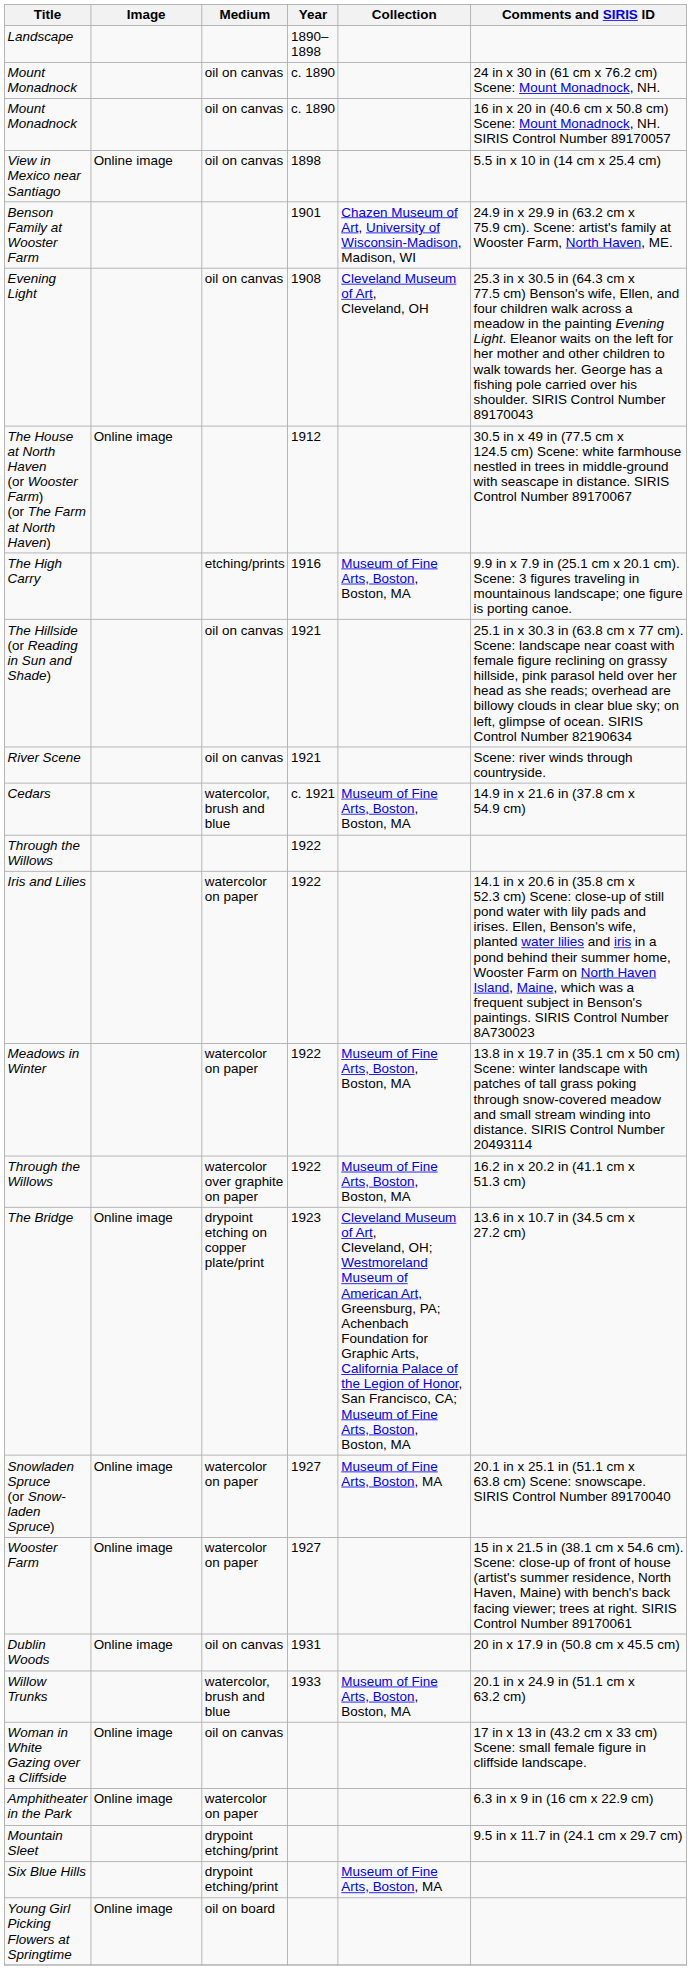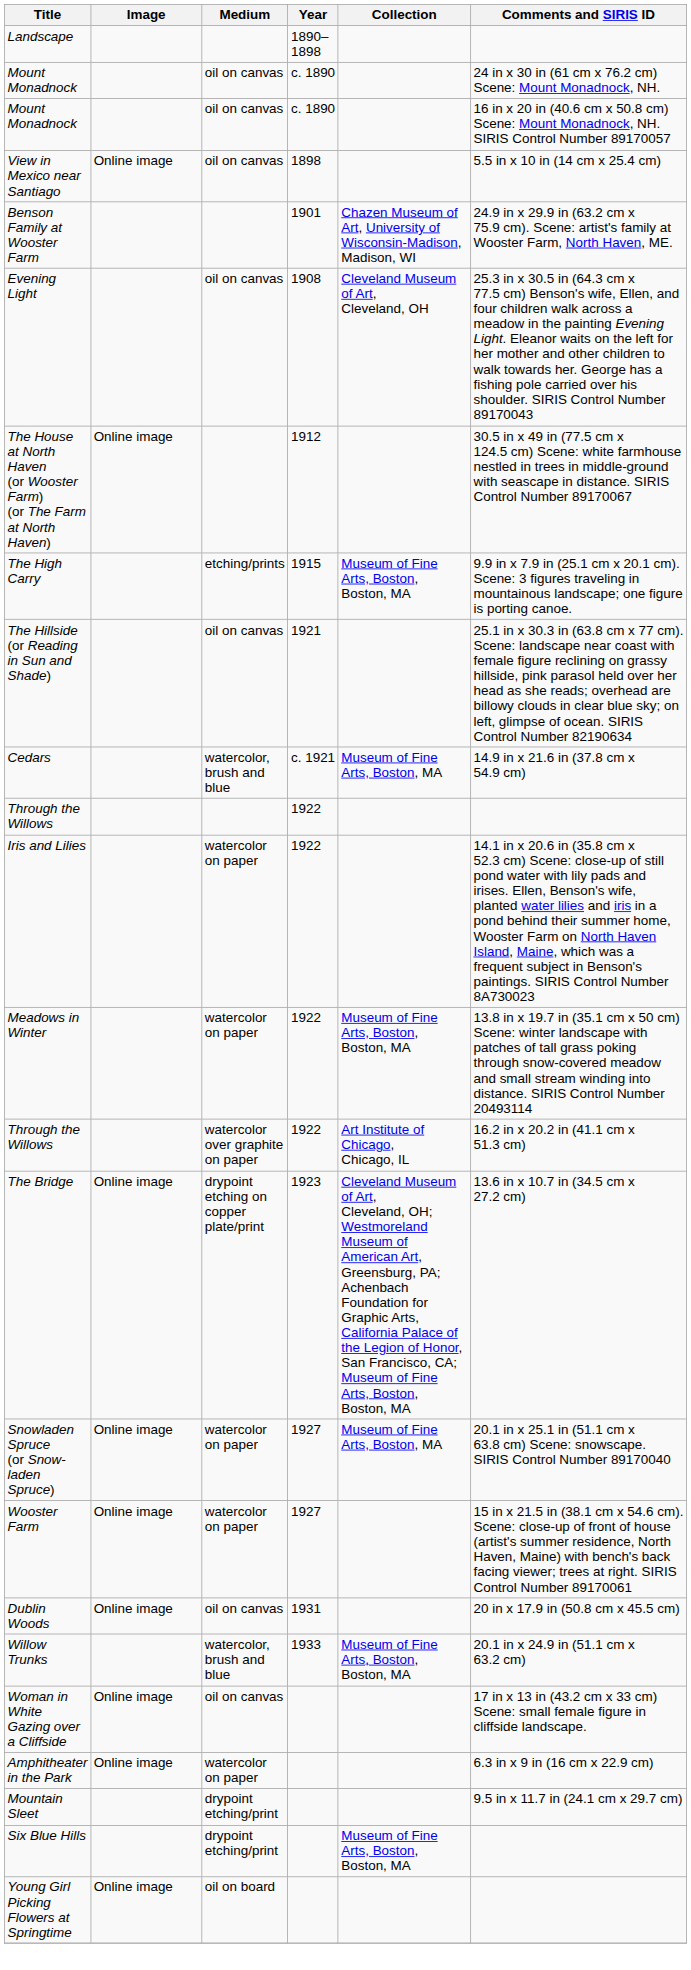(306, 563) 1916 -> (306, 563) 1915
- row: (44, 757)
(389, 809) Museum of Fine Arts, Boston, Boston, MA -> (392, 765) Museum of Fine Arts, Boston, MA
(389, 1181) Museum of Fine Arts, Boston, Boston, MA -> (383, 1145) Art Institute of Chicago, Chicago, IL
(392, 1879) Museum of Fine Arts, Boston, MA -> (389, 1851) Museum of Fine Arts, Boston, Boston, MA
